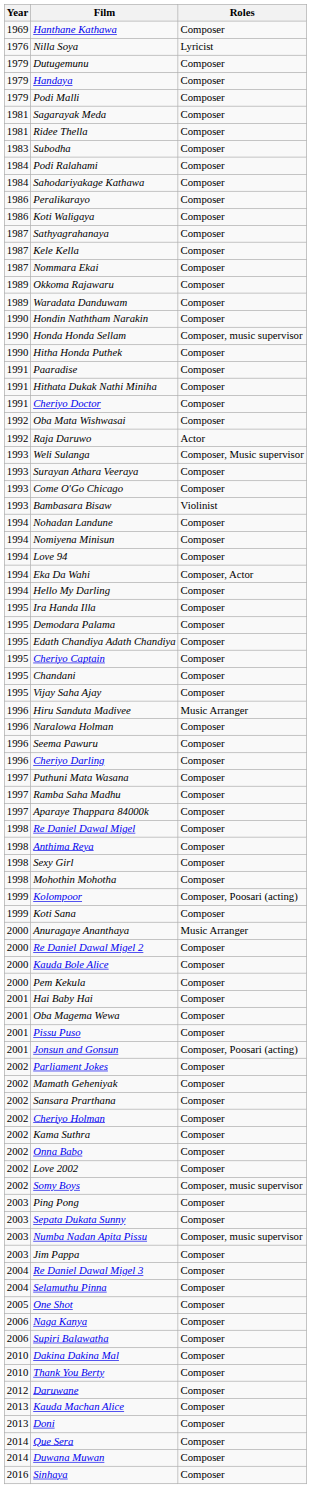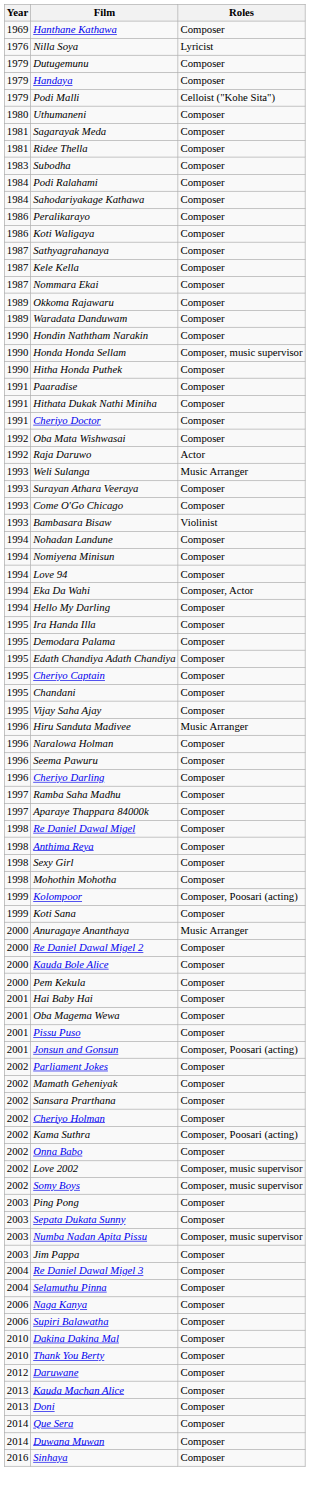(203, 98) Composer -> (228, 98) Celloist ("Kohe Sita")
+ row: (60, 115)
(242, 455) Composer, Music supervisor -> (214, 472) Music Arranger
- row: (81, 778)
(203, 1135) Composer -> (239, 1135) Composer, Poosari (acting)
(203, 1169) Composer -> (242, 1169) Composer, music supervisor
- row: (53, 1305)
